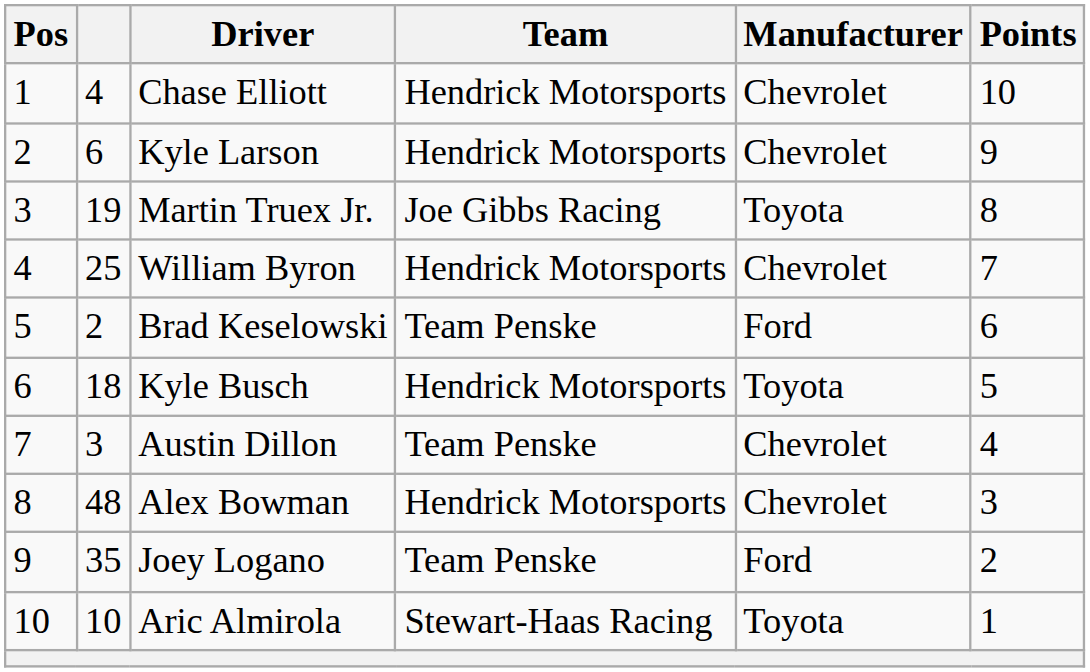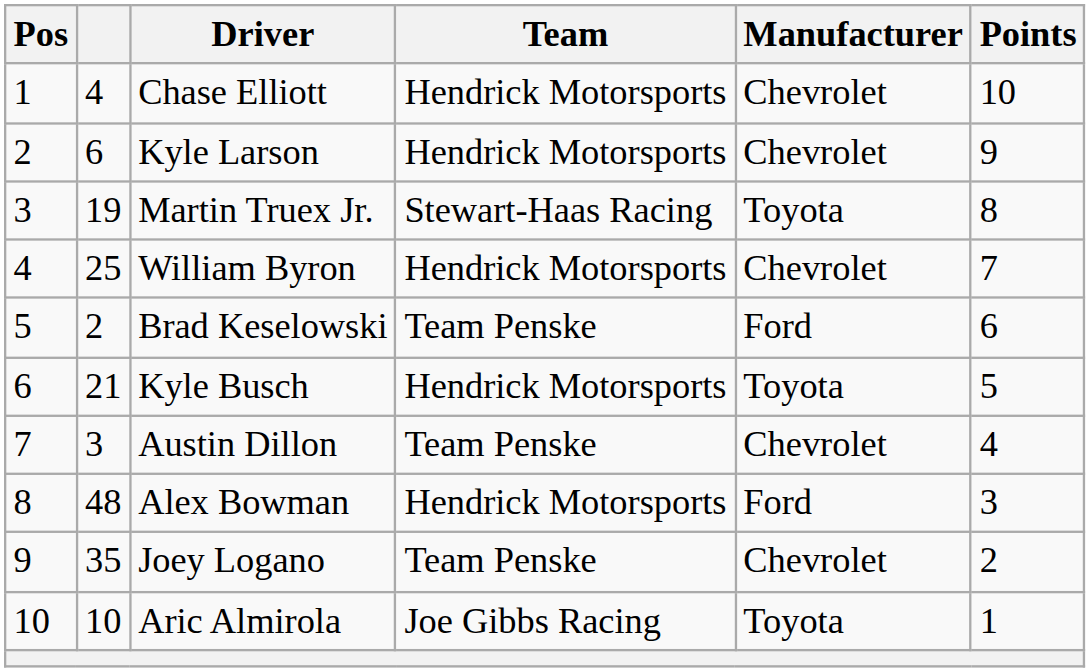(533, 209) Joe Gibbs Racing -> (558, 209) Stewart-Haas Racing
(103, 384) 18 -> (103, 384) 21
(815, 502) Chevrolet -> (778, 502) Ford
(778, 560) Ford -> (815, 560) Chevrolet
(558, 619) Stewart-Haas Racing -> (533, 619) Joe Gibbs Racing
